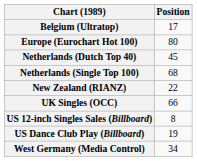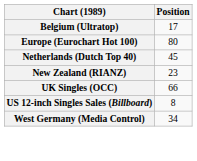- row: (79, 73)
(173, 88) 22 -> (173, 73) 23
- row: (79, 133)
